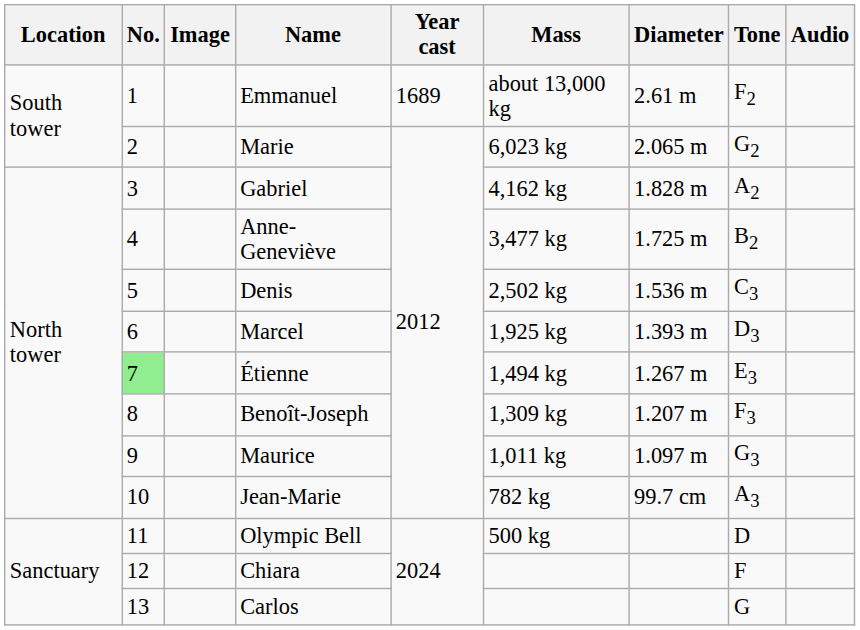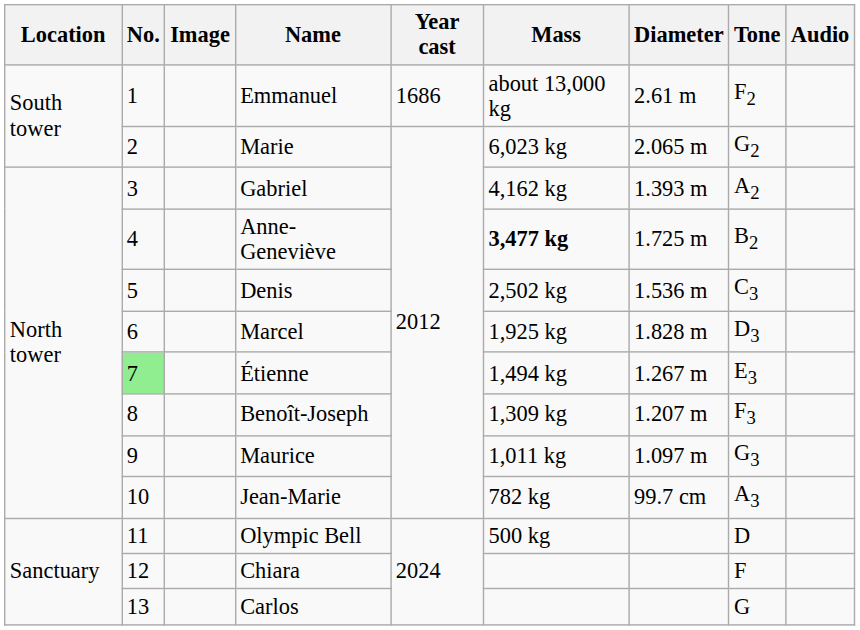(418, 95) 1689 -> (418, 95) 1686
(671, 188) 1.828 m -> (671, 188) 1.393 m
(528, 239) normal -> (528, 239) bold
(671, 331) 1.393 m -> (671, 331) 1.828 m
